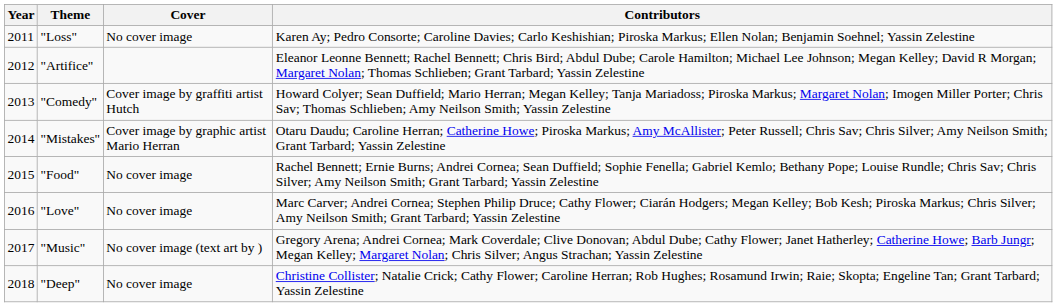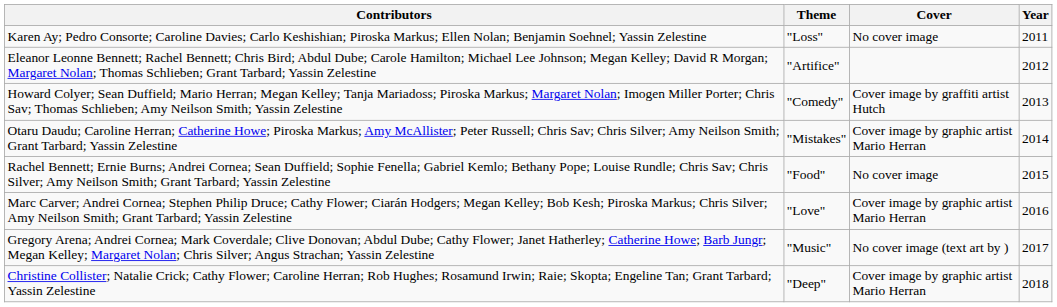columns swapped: (21, 15) <-> (662, 15)
(149, 211) No cover image -> (932, 211) Cover image by graphic artist Mario Herran
(149, 283) No cover image -> (932, 283) Cover image by graphic artist Mario Herran
